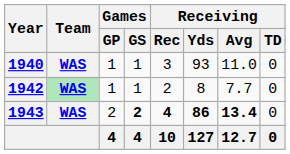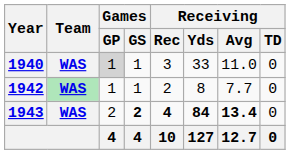(112, 65) no background -> (112, 65) lightgrey background
(201, 65) 93 -> (201, 65) 33
(201, 113) 86 -> (201, 113) 84
